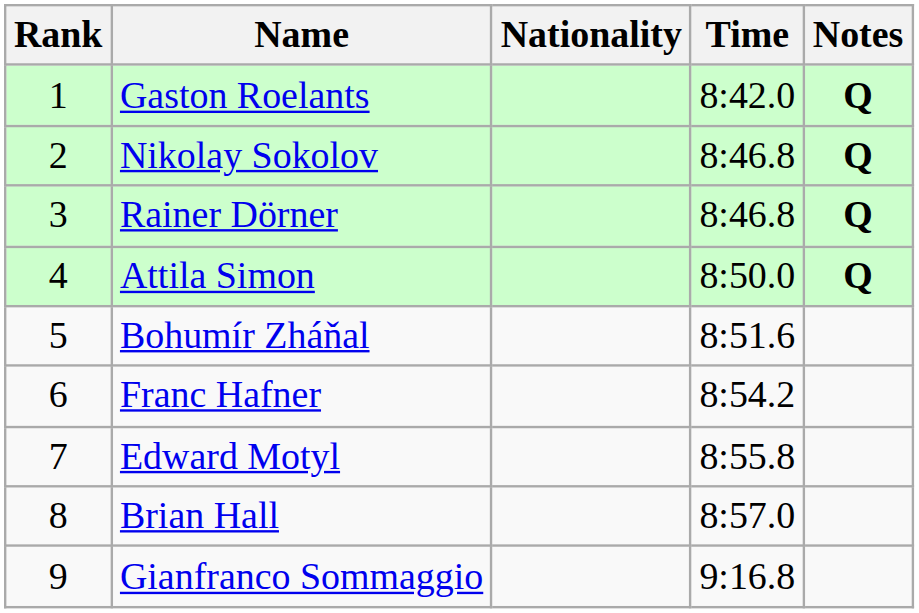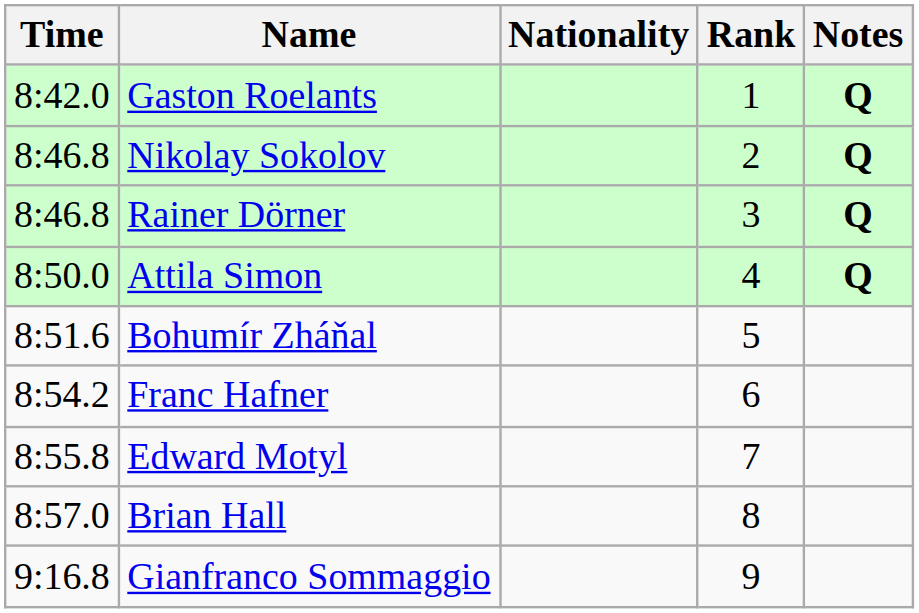columns swapped: (58, 34) <-> (747, 34)
